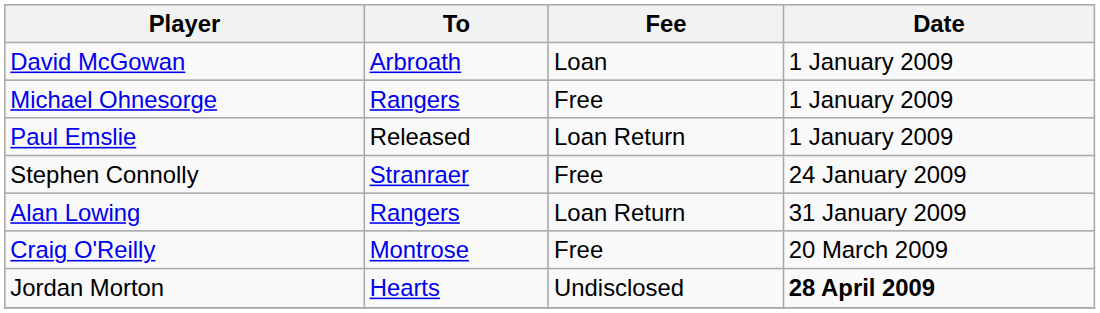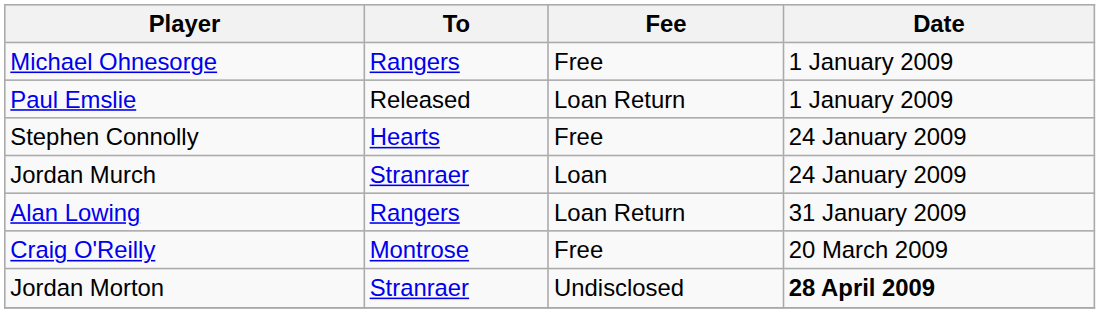- row: (98, 62)
(419, 175) Stranraer -> (405, 137) Hearts
+ row: (83, 175)
(405, 288) Hearts -> (419, 288) Stranraer
